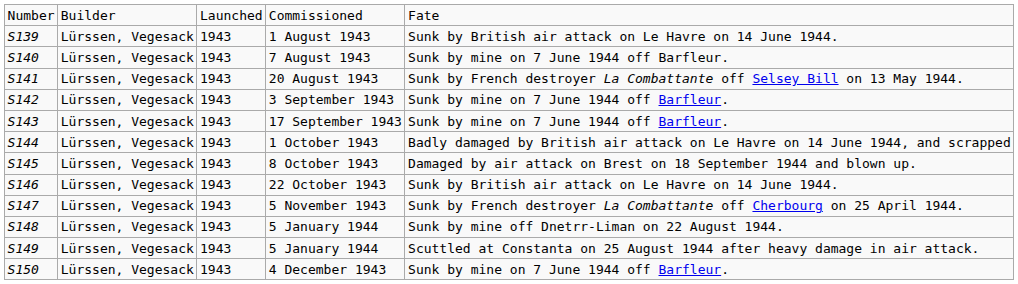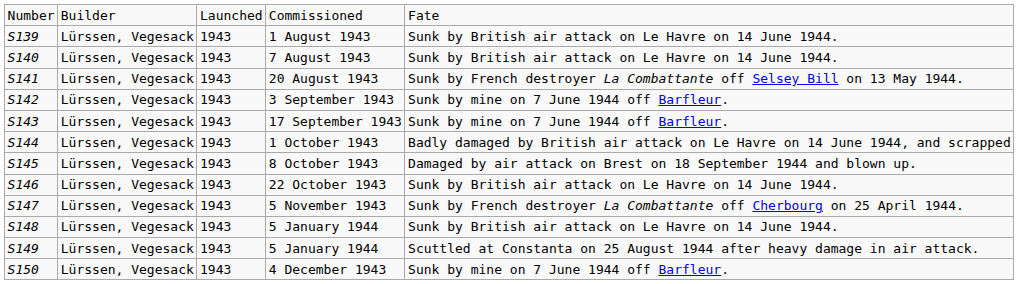(569, 57) Sunk by mine on 7 June 1944 off Barfleur. -> (623, 57) Sunk by British air attack on Le Havre on 14 June 1944.
(596, 227) Sunk by mine off Dnetrr-Liman on 22 August 1944. -> (623, 227) Sunk by British air attack on Le Havre on 14 June 1944.
